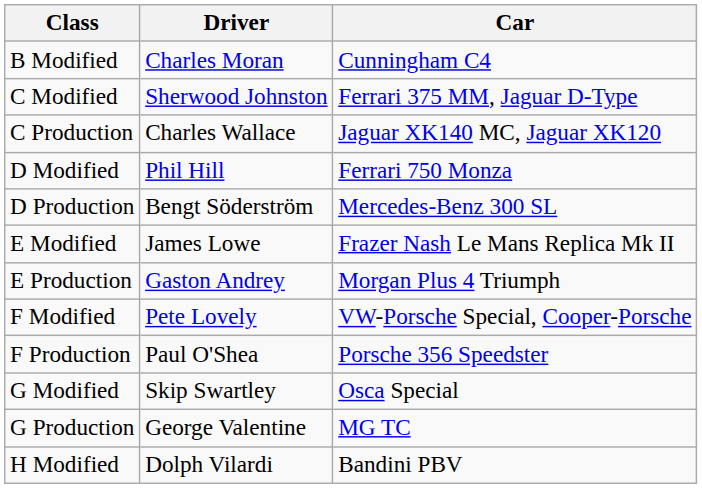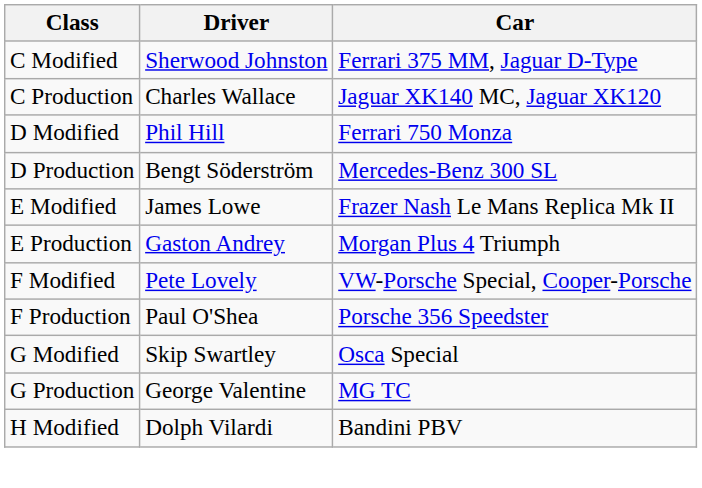- row: (64, 59)
